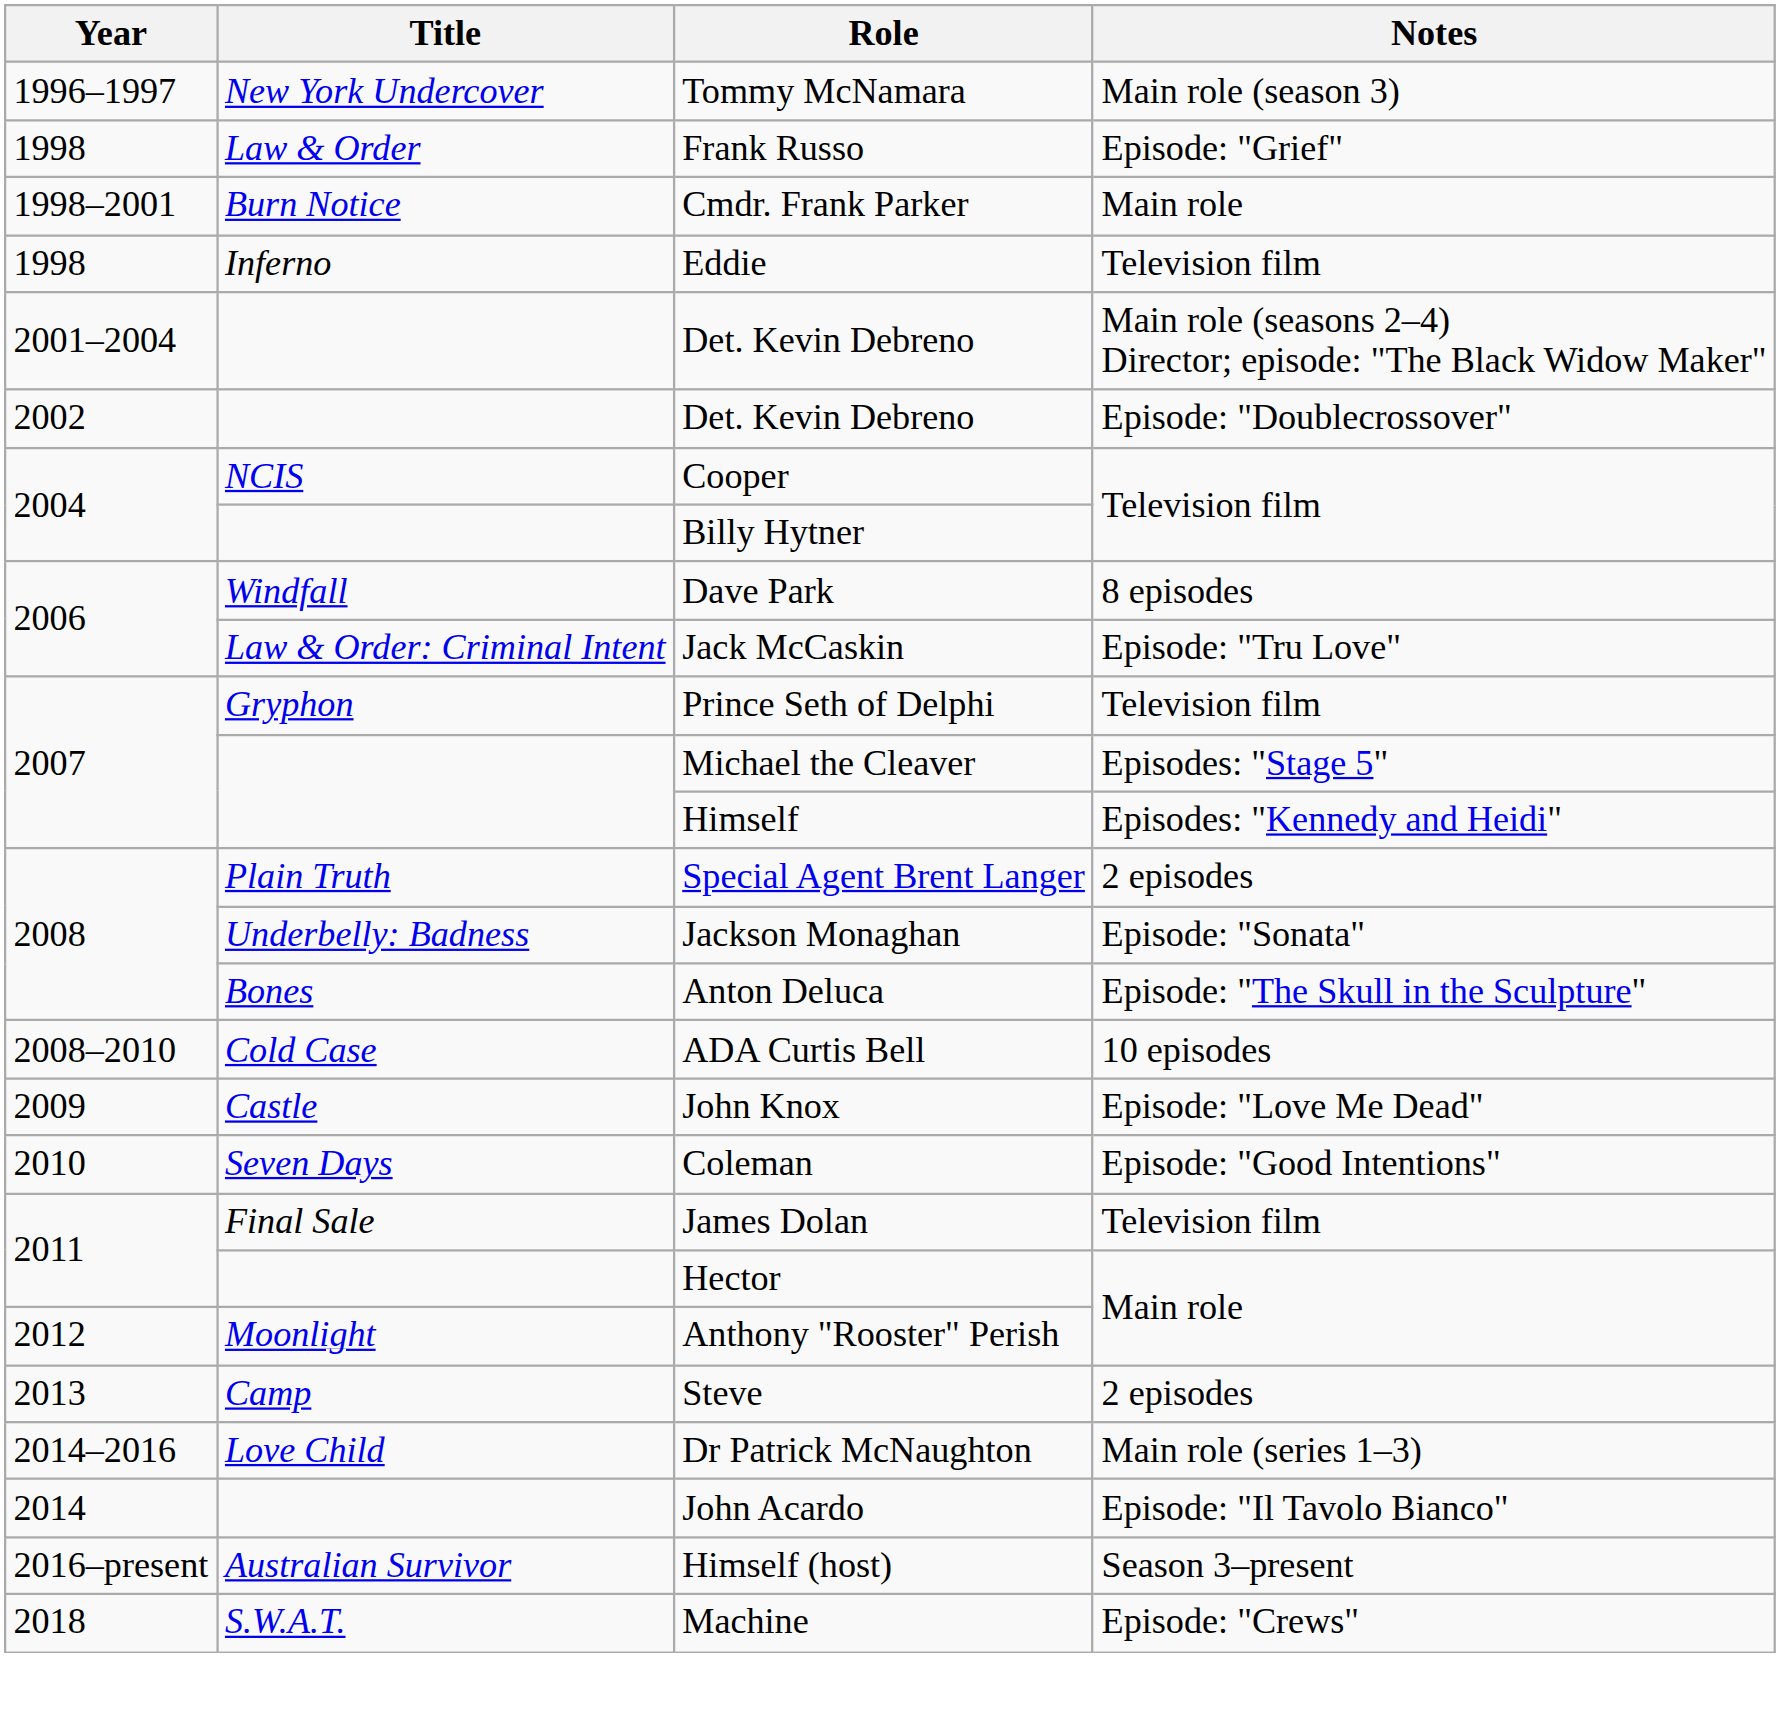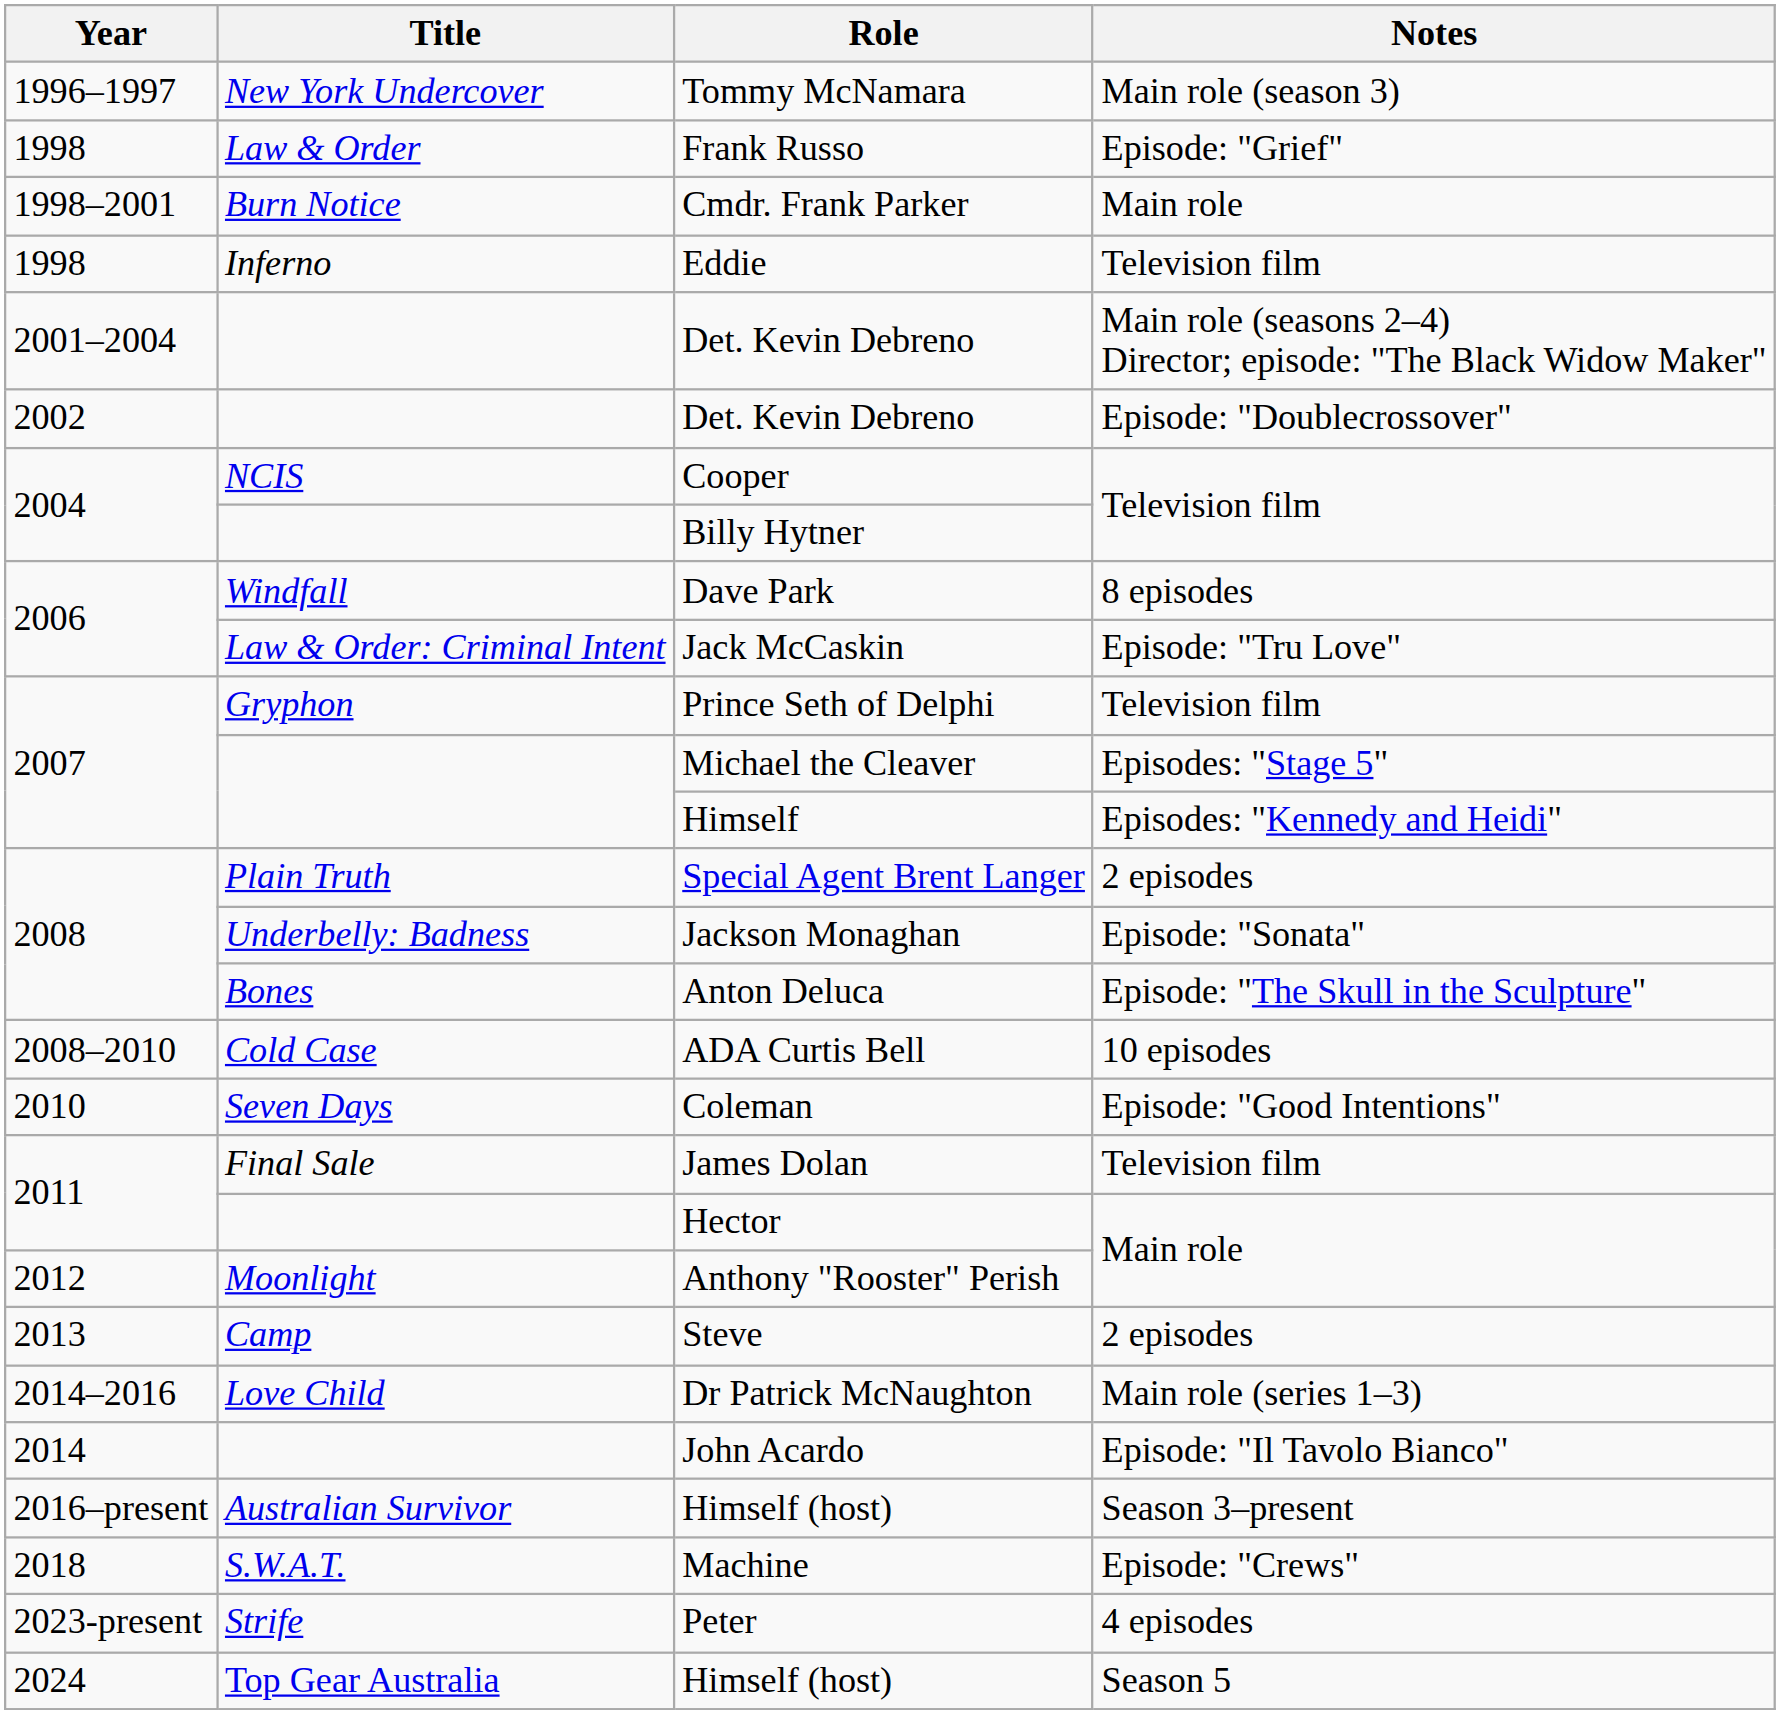- row: (761, 1106)
+ row: (719, 1622)
+ row: (787, 1679)
